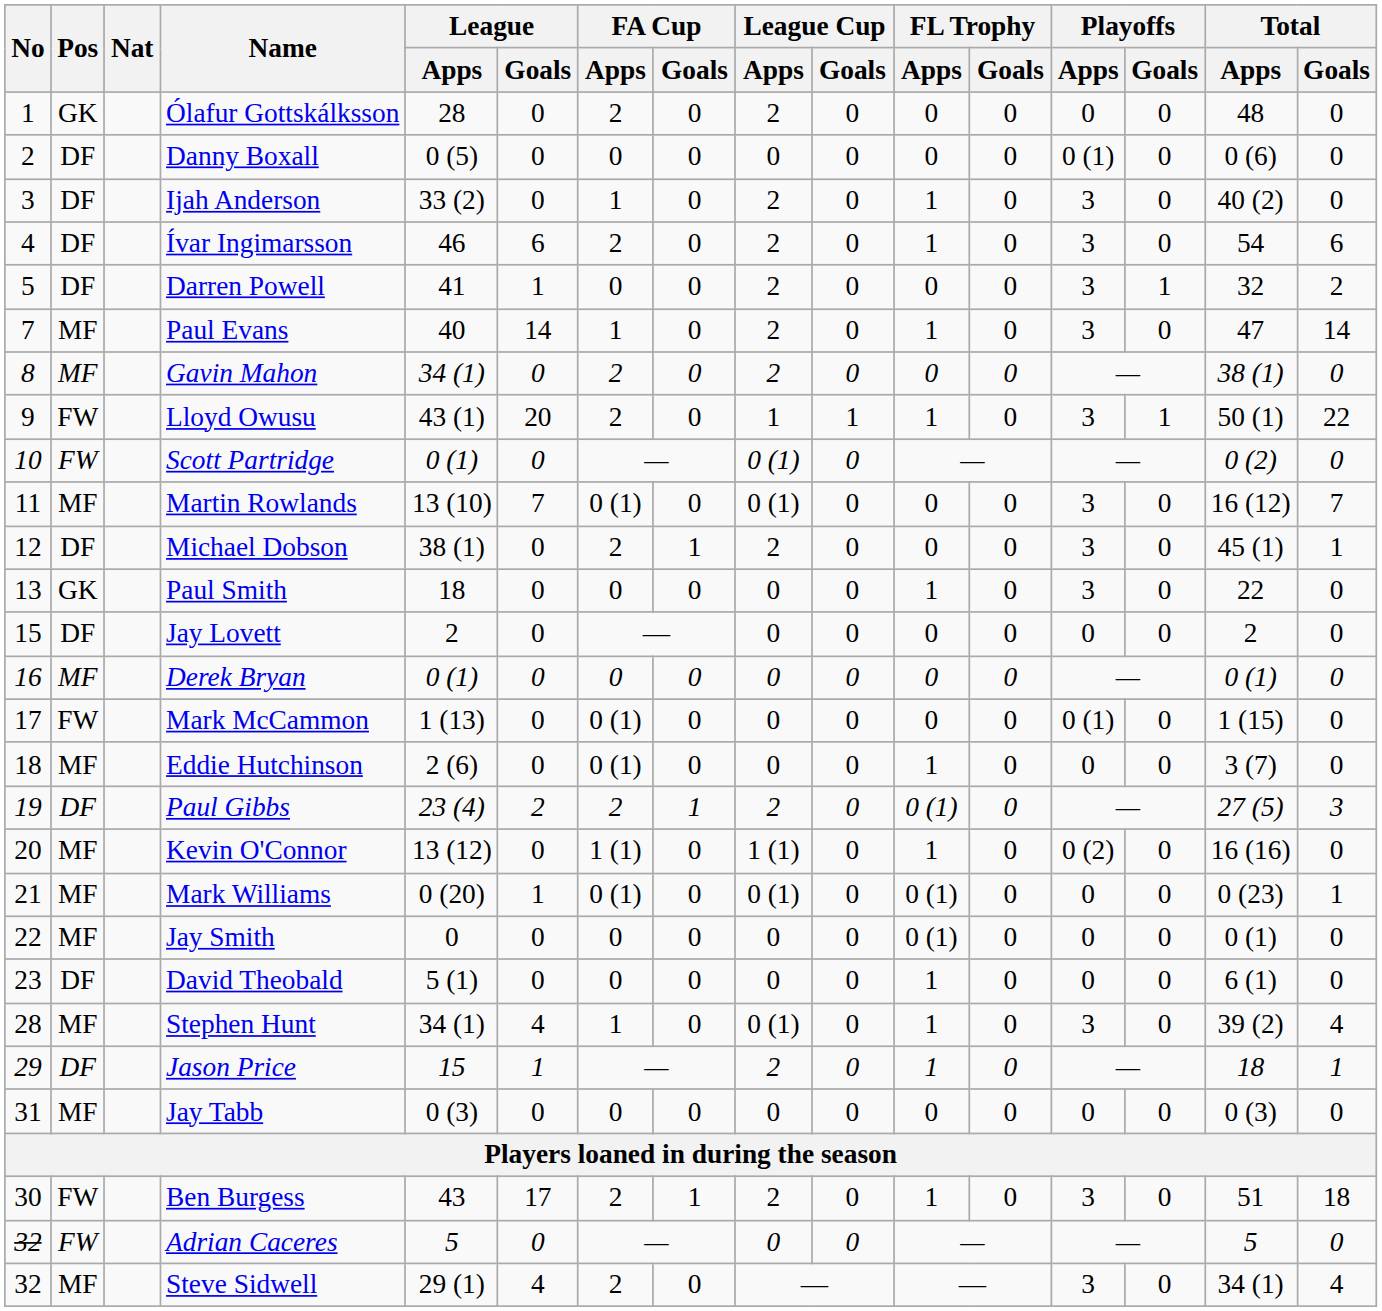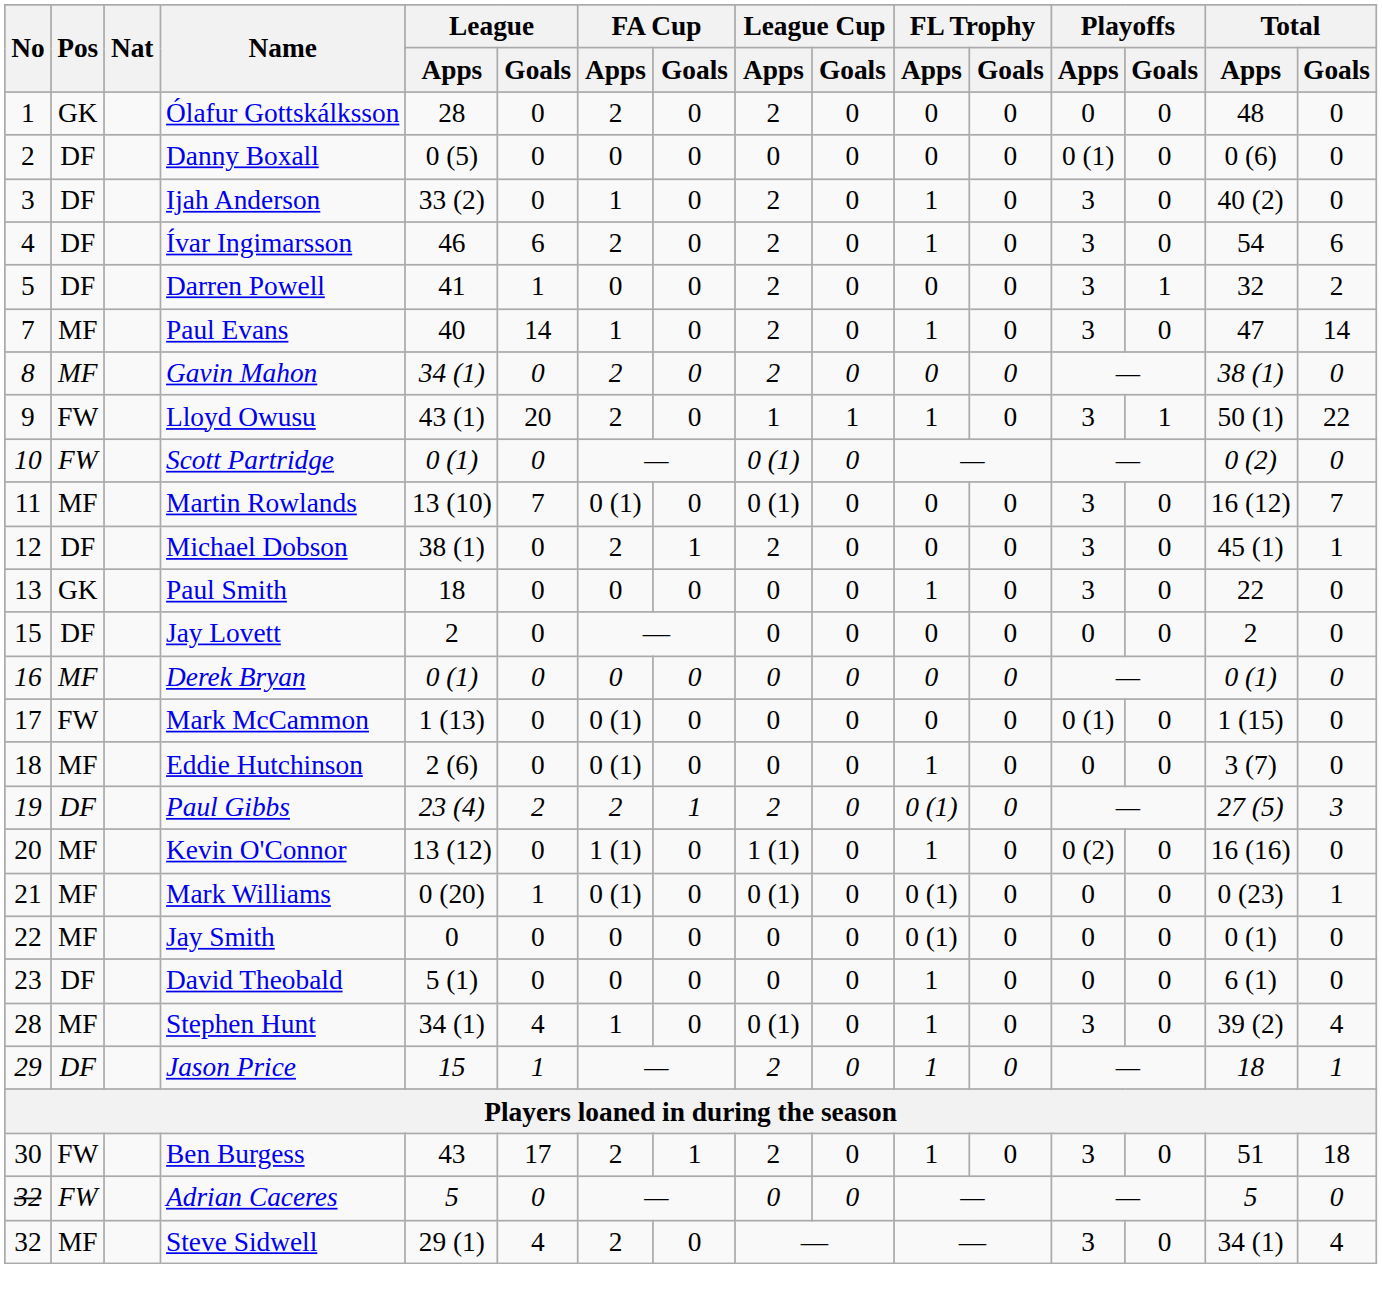- row: (215, 1110)
